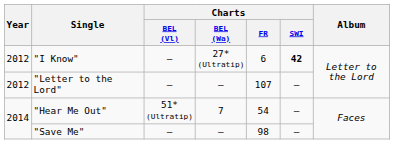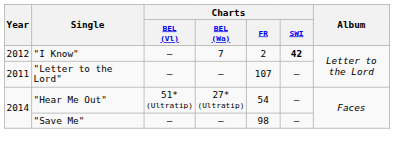(221, 59) 27* (Ultratip) -> (221, 53) 7
(263, 59) 6 -> (263, 53) 2
(18, 85) 2012 -> (18, 74) 2011
(221, 111) 7 -> (221, 100) 27* (Ultratip)
